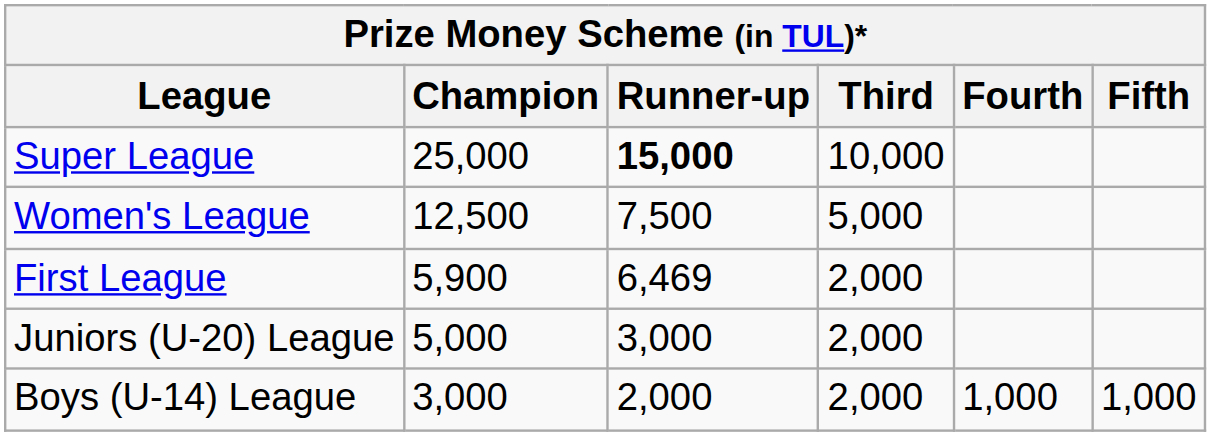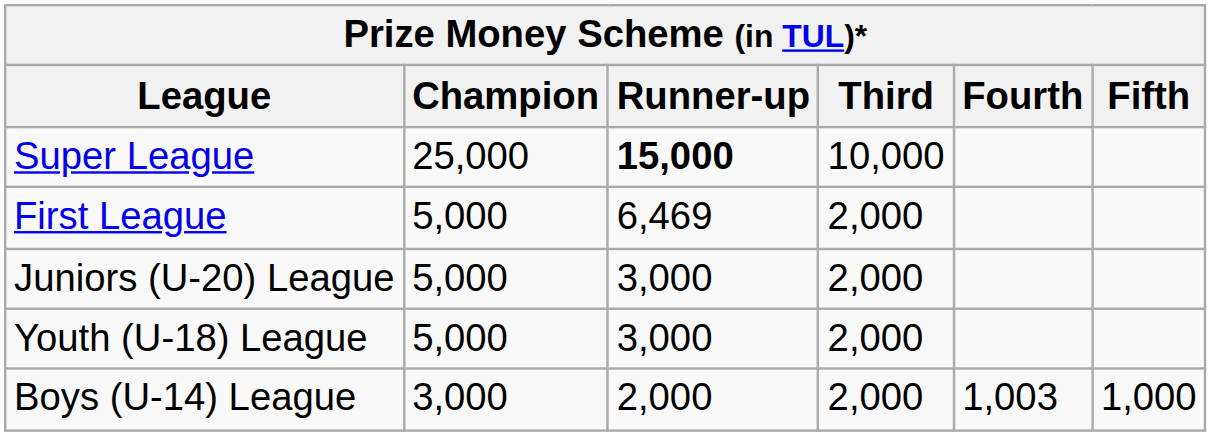- row: (162, 216)
(460, 277) 5,900 -> (460, 216) 5,000
+ row: (191, 338)
(1010, 398) 1,000 -> (1010, 398) 1,003
